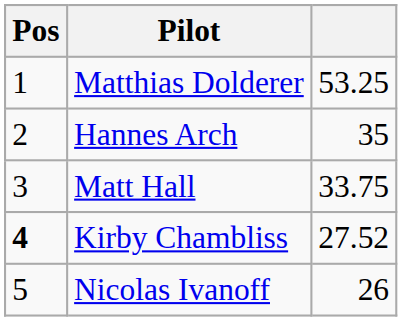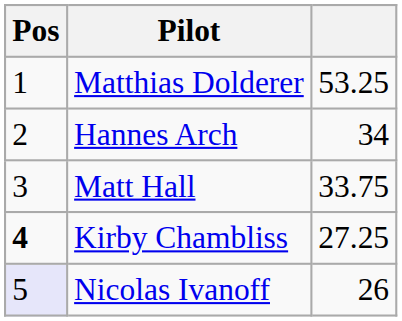(373, 134) 35 -> (373, 134) 34
(354, 238) 27.52 -> (354, 238) 27.25
(20, 290) no background -> (20, 290) lavender background
